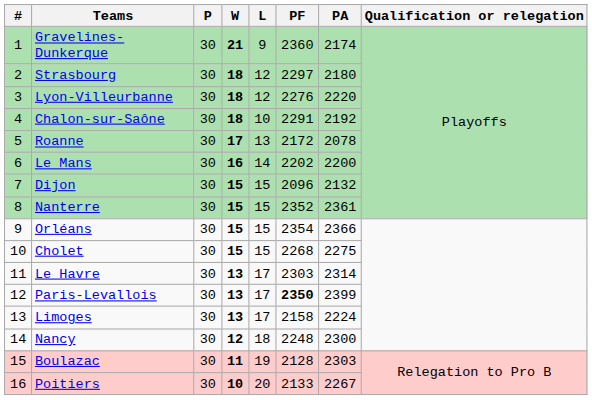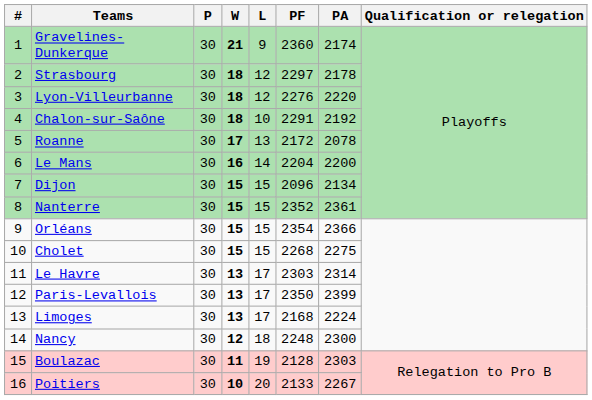(340, 75) 2180 -> (340, 75) 2178
(297, 163) 2202 -> (297, 163) 2204
(340, 185) 2132 -> (340, 185) 2134
(297, 296) bold -> (297, 296) normal
(297, 318) 2158 -> (297, 318) 2168
